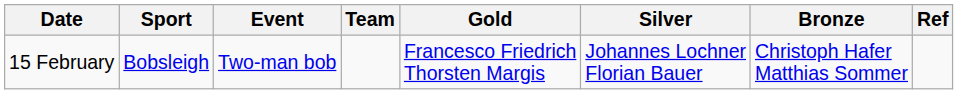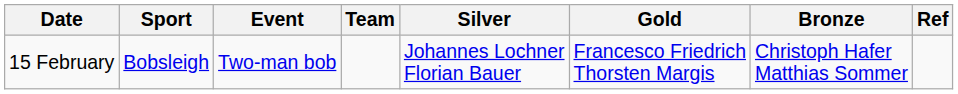columns swapped: (490, 19) <-> (666, 19)
